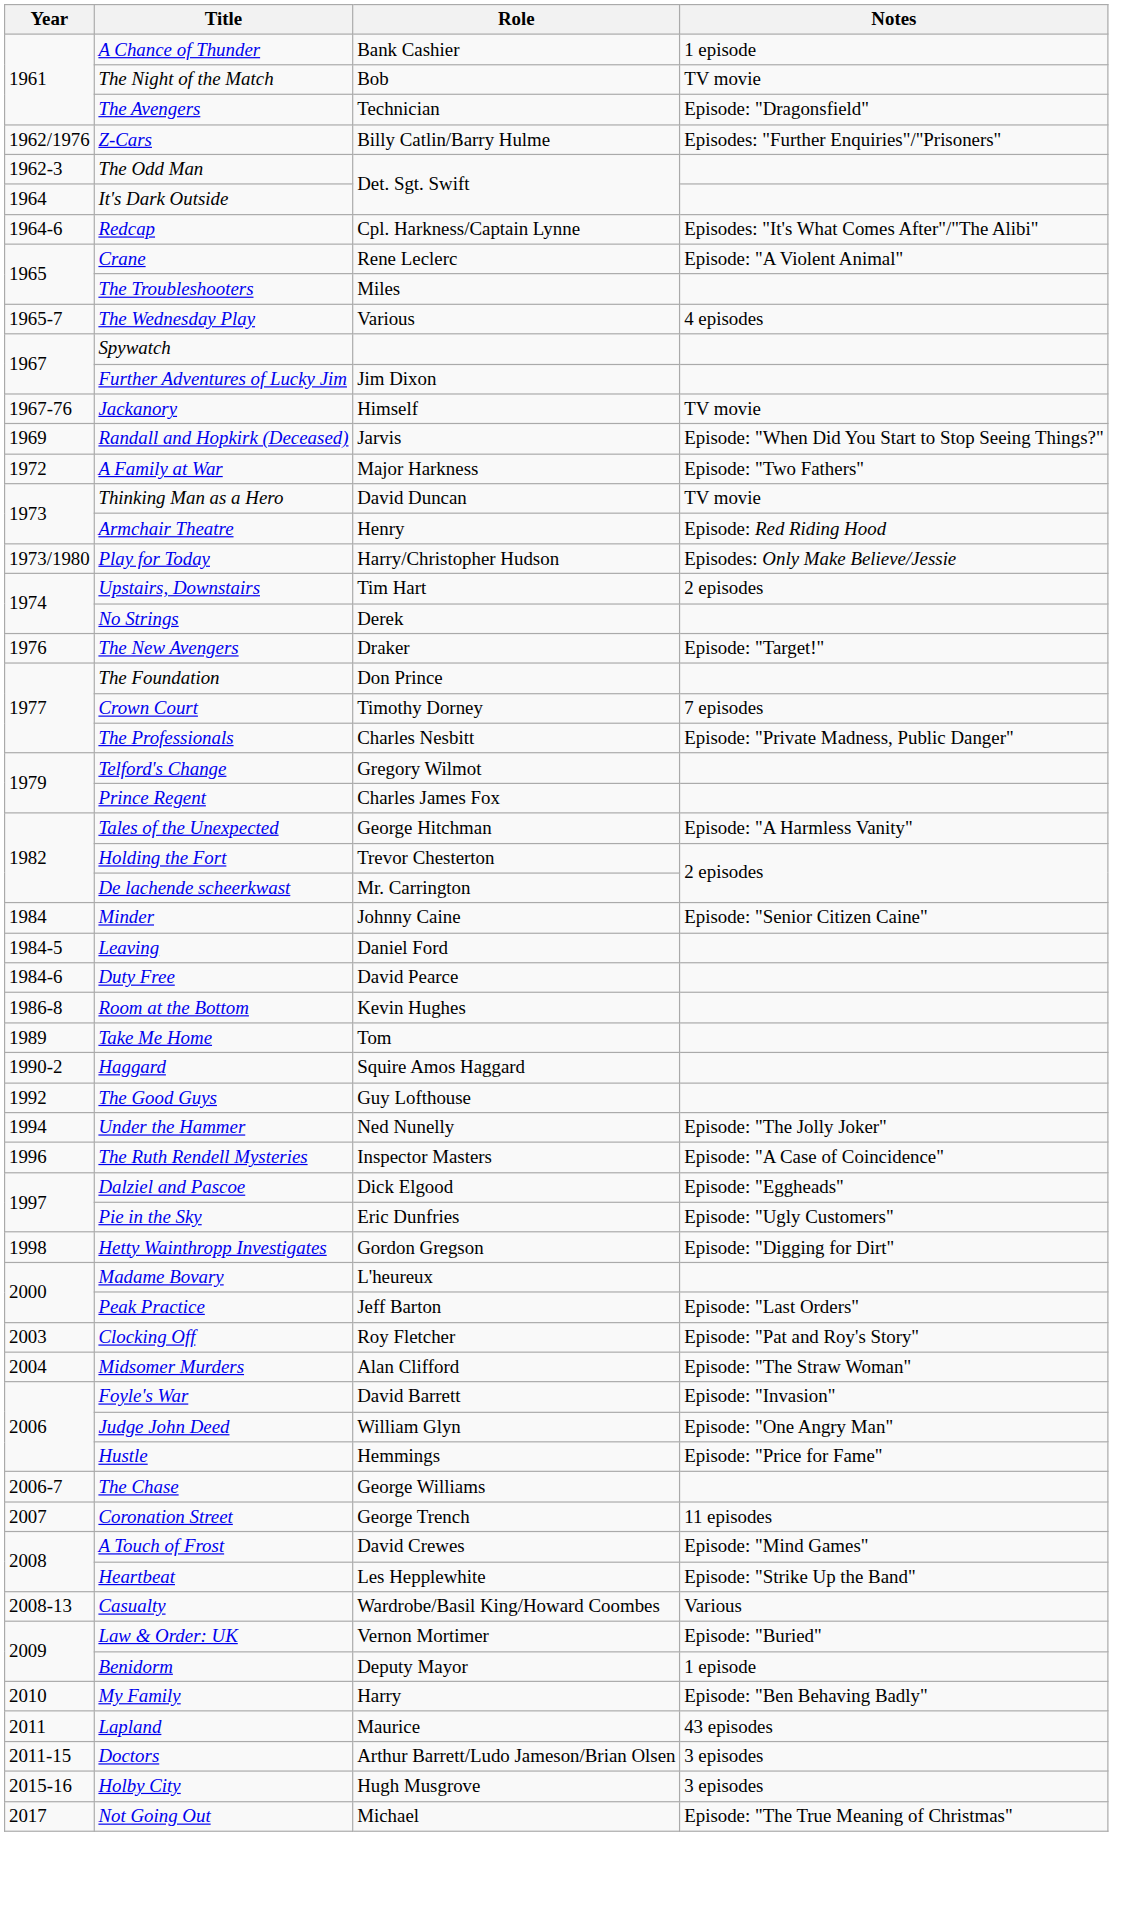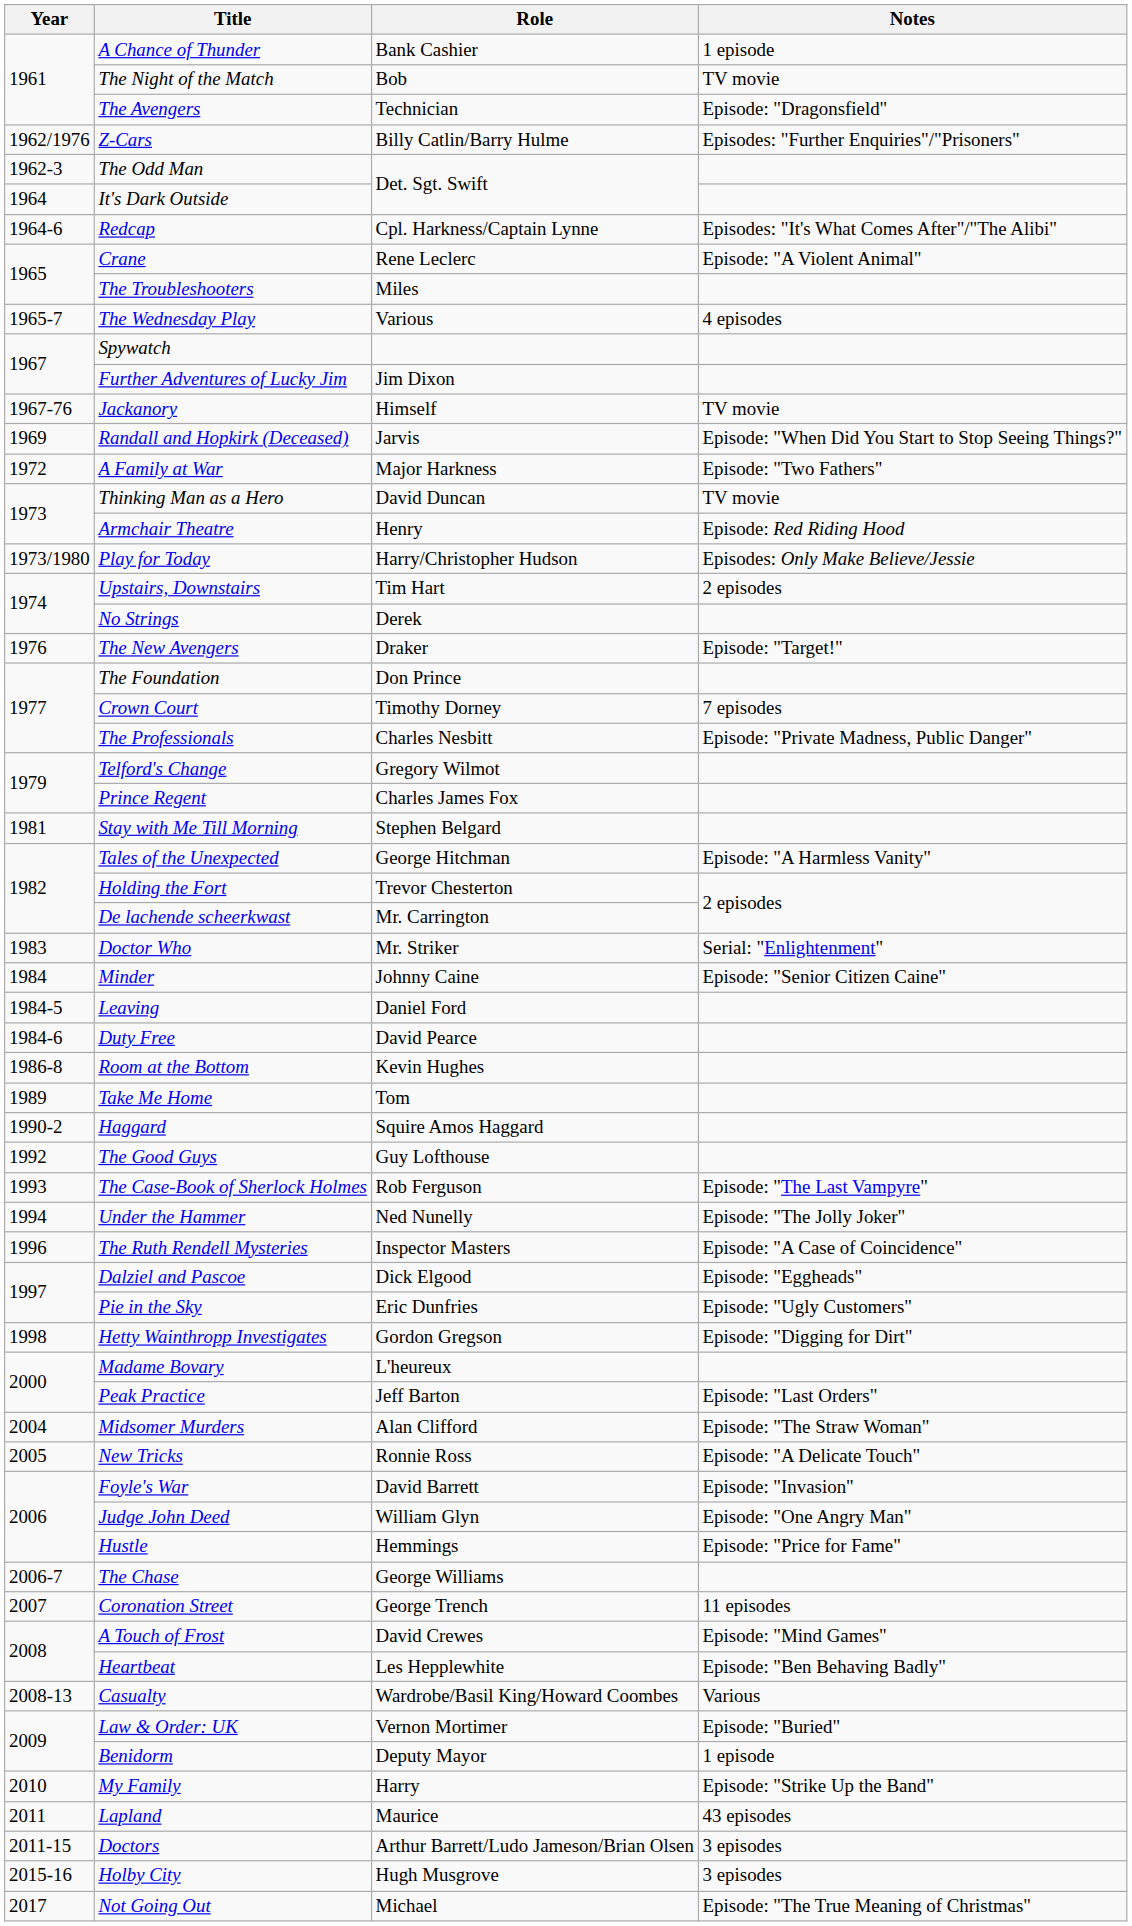+ row: (198, 827)
+ row: (145, 947)
+ row: (233, 1187)
- row: (147, 1336)
+ row: (141, 1456)
(800, 1576) Episode: "Strike Up the Band" -> (824, 1666) Episode: "Ben Behaving Badly"
(806, 1696) Episode: "Ben Behaving Badly" -> (818, 1786) Episode: "Strike Up the Band"
